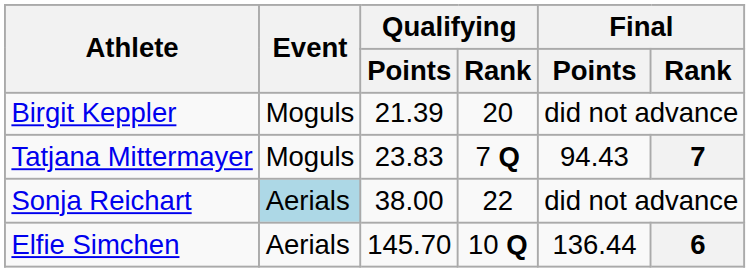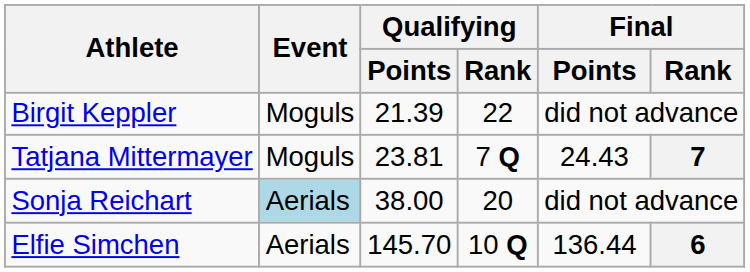(498, 114) 20 -> (498, 114) 22
(409, 157) 23.83 -> (409, 157) 23.81
(594, 157) 94.43 -> (594, 157) 24.43
(498, 201) 22 -> (498, 201) 20
